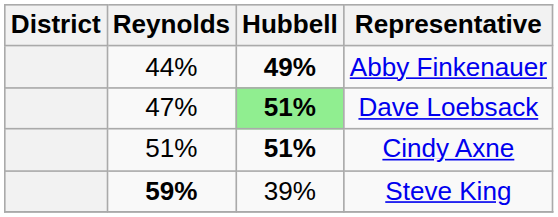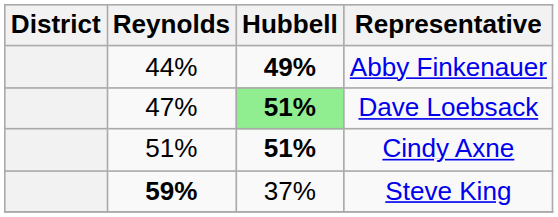(290, 190) 39% -> (290, 190) 37%
